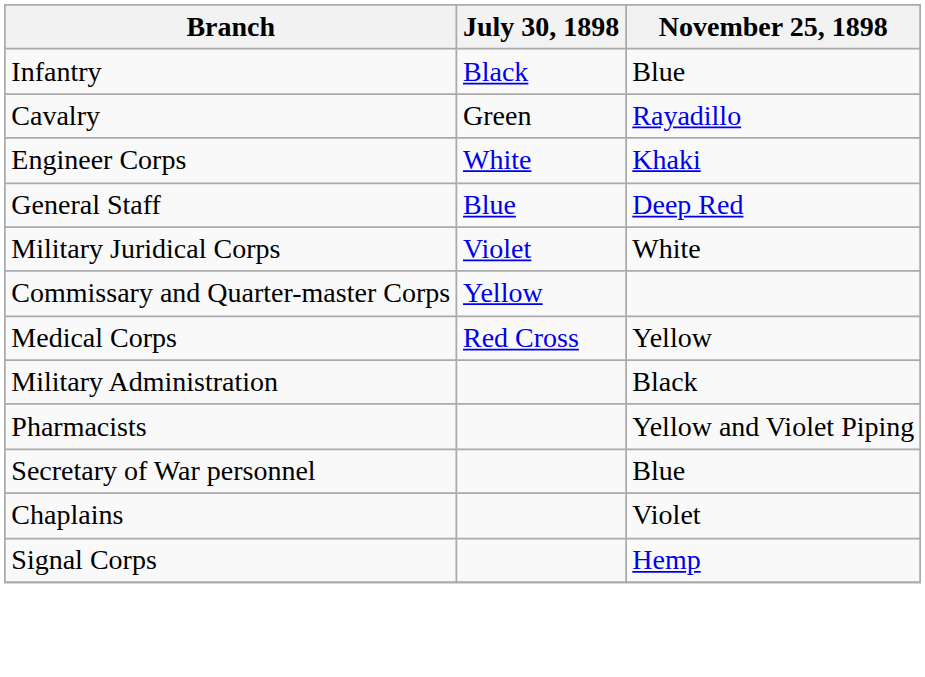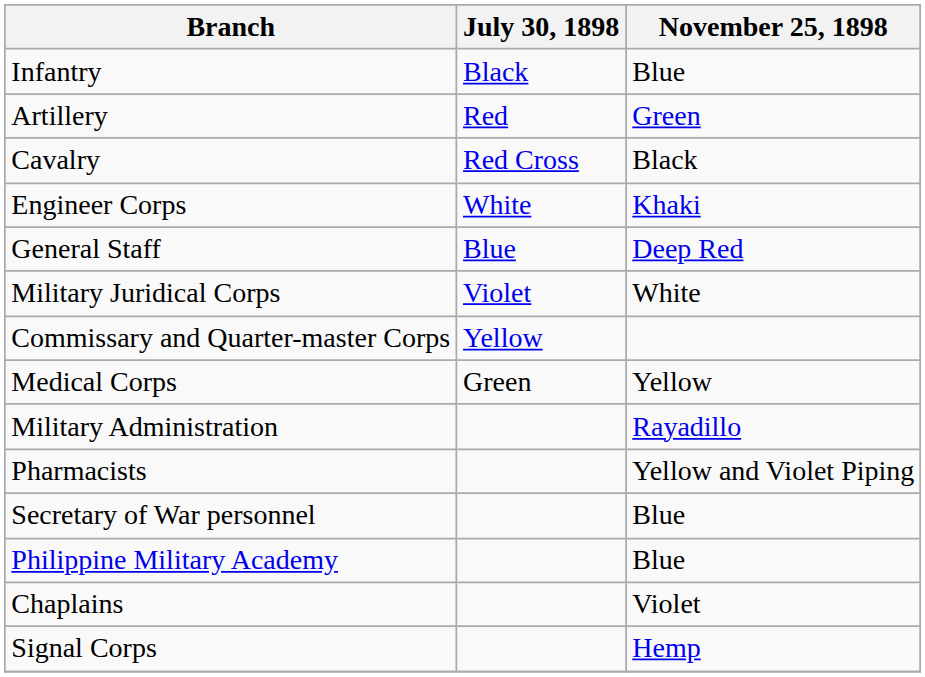+ row: (60, 115)
(497, 115) Green -> (521, 159) Red Cross
(687, 115) Rayadillo -> (665, 159) Black
(521, 337) Red Cross -> (497, 381) Green
(665, 381) Black -> (687, 426) Rayadillo
+ row: (175, 559)
